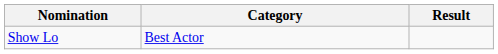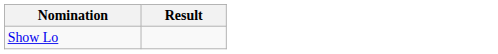- column: (275, 15)
